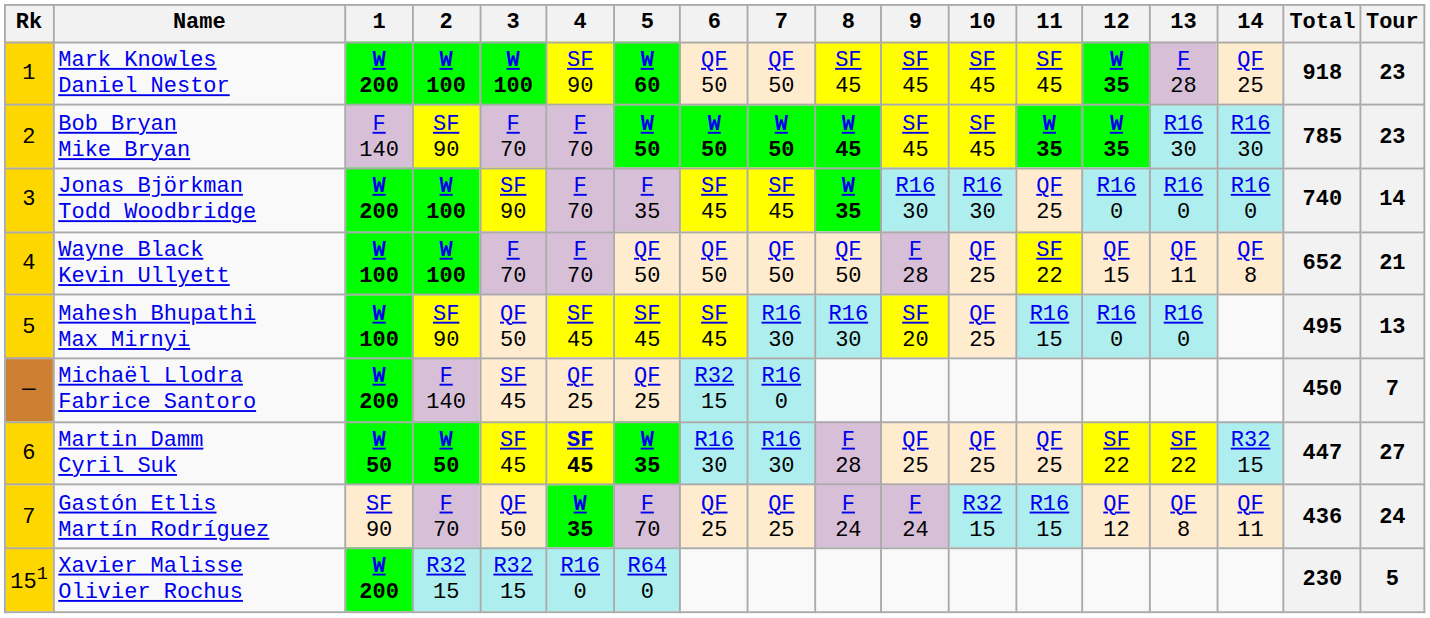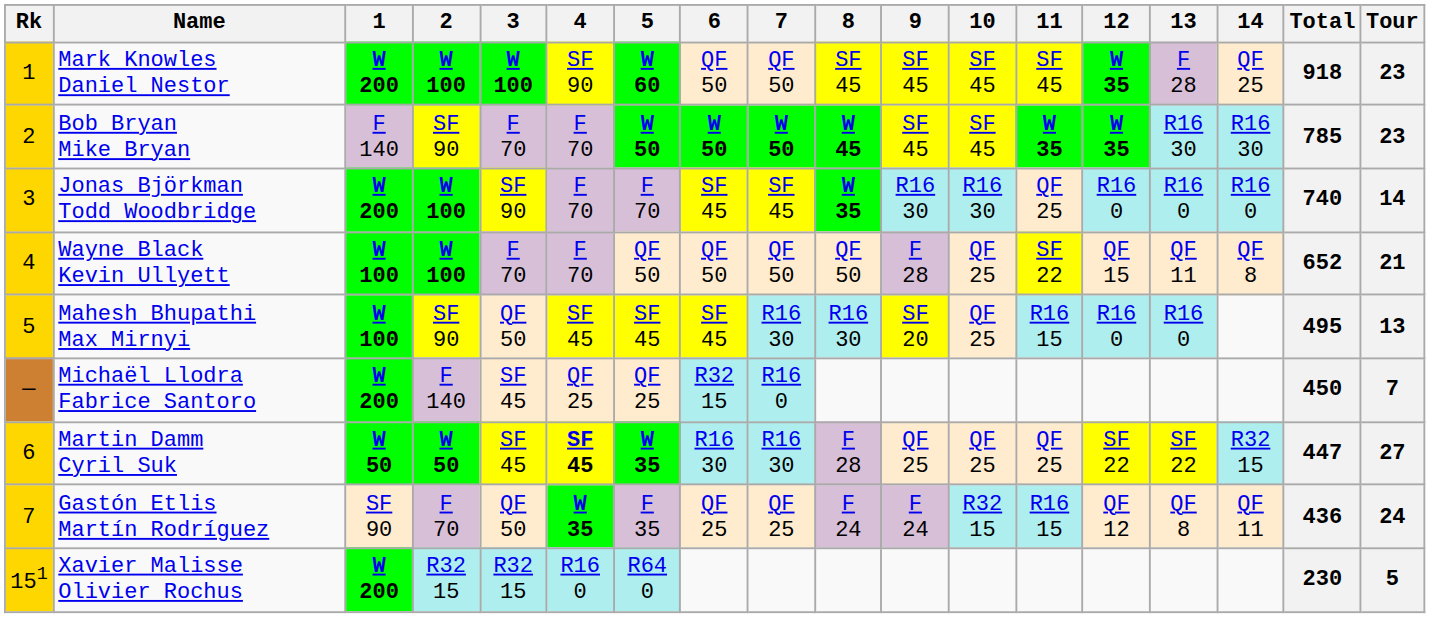(647, 200) F 35 -> (647, 200) F 70
(647, 516) F 70 -> (647, 516) F 35
